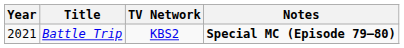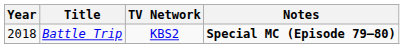(22, 34) 2021 -> (22, 34) 2018
